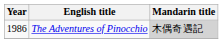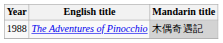(17, 29) 1986 -> (17, 29) 1988
